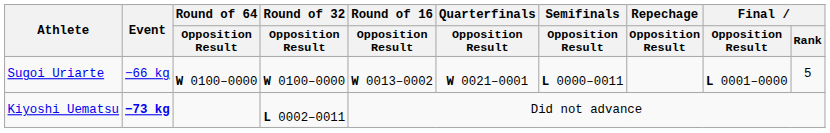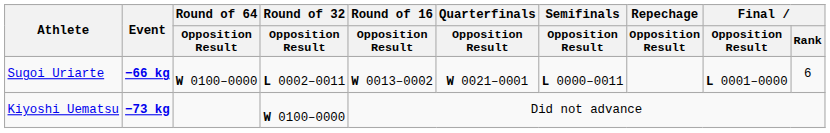(147, 74) normal -> (147, 74) bold
(304, 82) W 0100–0000 -> (304, 82) L 0002–0011
(808, 74) 5 -> (808, 74) 6
(304, 117) L 0002–0011 -> (304, 117) W 0100–0000
